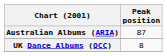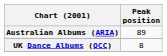(141, 32) 87 -> (141, 32) 89
